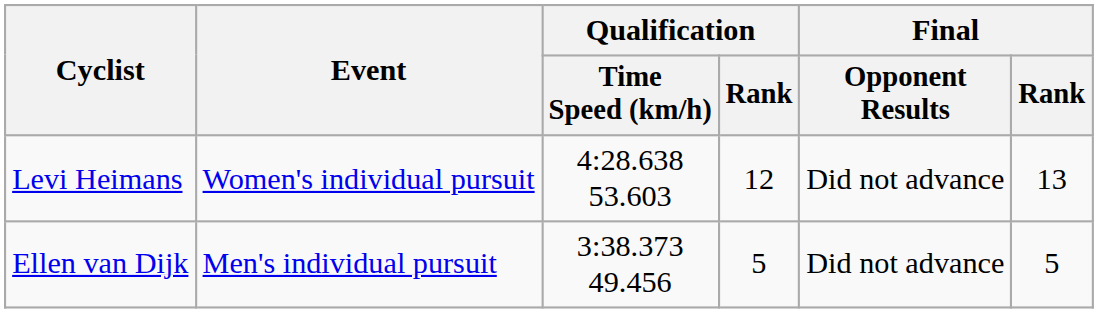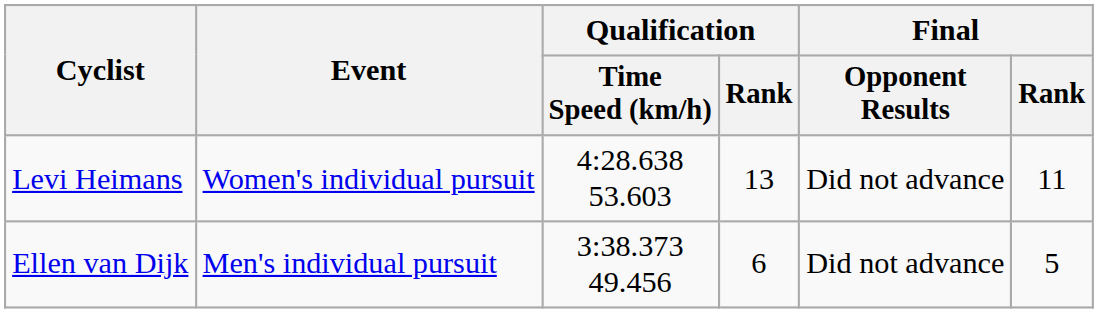(759, 178) 12 -> (759, 178) 13
(1052, 178) 13 -> (1052, 178) 11
(759, 263) 5 -> (759, 263) 6
